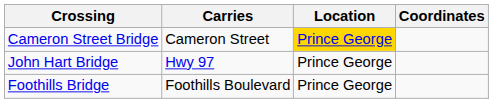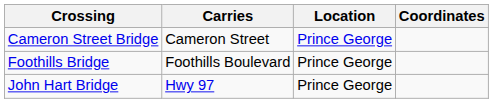(345, 39) gold background -> (345, 39) no background
rows swapped: (63, 62) <-> (59, 86)
